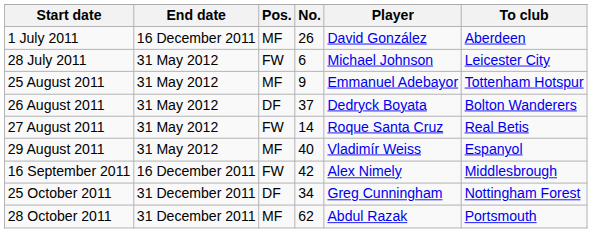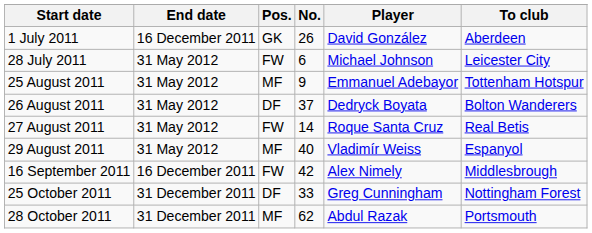(272, 37) MF -> (272, 37) GK
(306, 194) 34 -> (306, 194) 33
